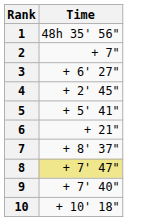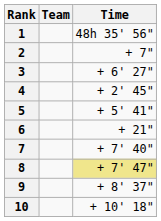+ column: (56, 14)
(91, 149) + 8' 37" -> (125, 149) + 7' 40"
(91, 188) + 7' 40" -> (125, 188) + 8' 37"
